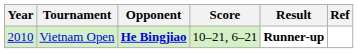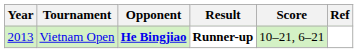columns swapped: (225, 15) <-> (294, 15)
(20, 36) 2010 -> (20, 36) 2013
